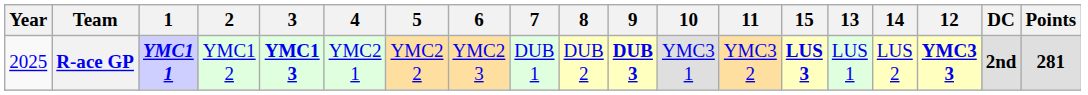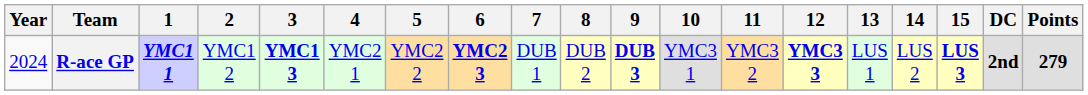columns swapped: (949, 19) <-> (804, 19)
(28, 62) 2025 -> (28, 62) 2024
(479, 62) normal -> (480, 62) bold
(1051, 62) 281 -> (1053, 62) 279
